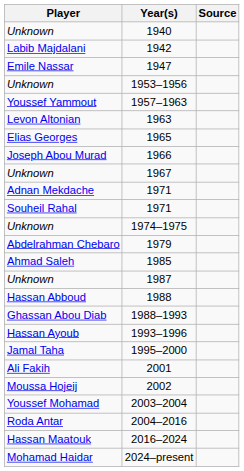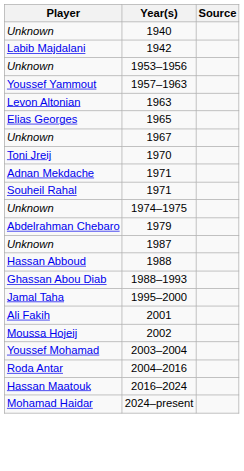- row: (40, 66)
- row: (57, 155)
+ row: (29, 155)
- row: (41, 262)
- row: (43, 333)
